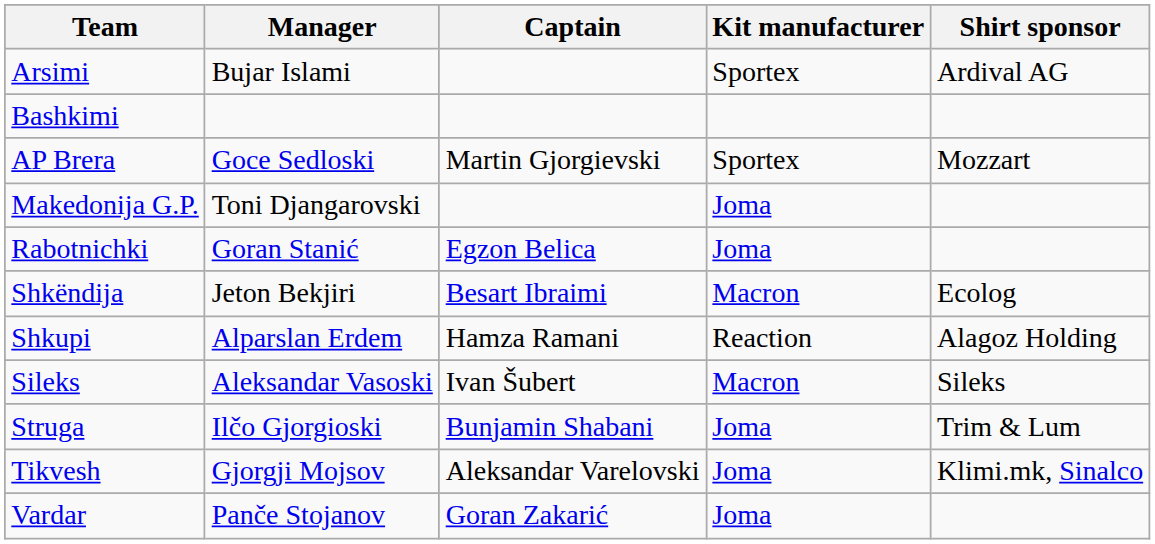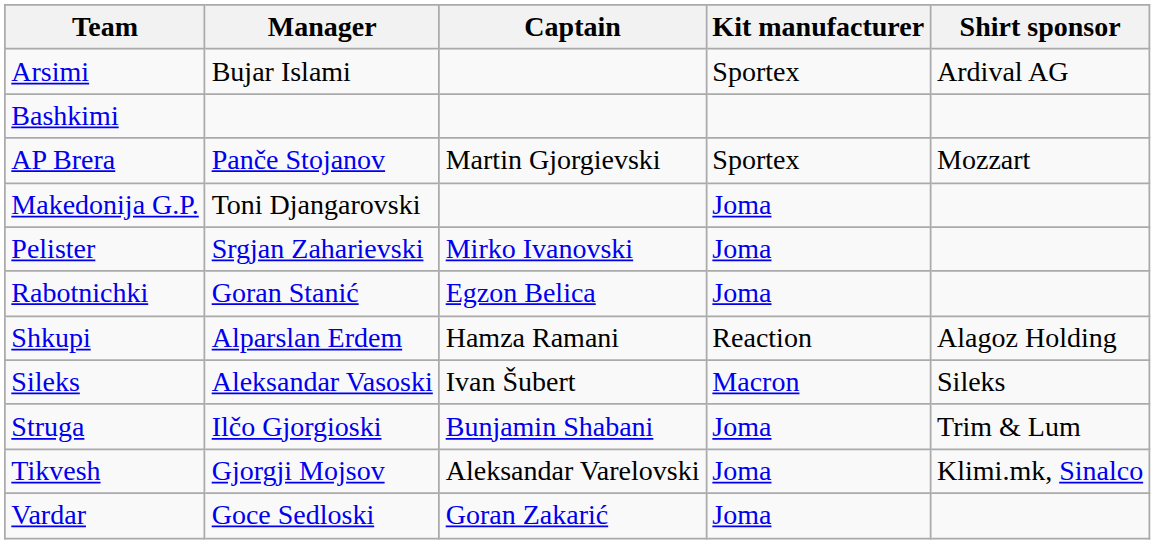(293, 159) Goce Sedloski -> (298, 159) Panče Stojanov
+ row: (53, 248)
- row: (67, 293)
(298, 515) Panče Stojanov -> (293, 515) Goce Sedloski
